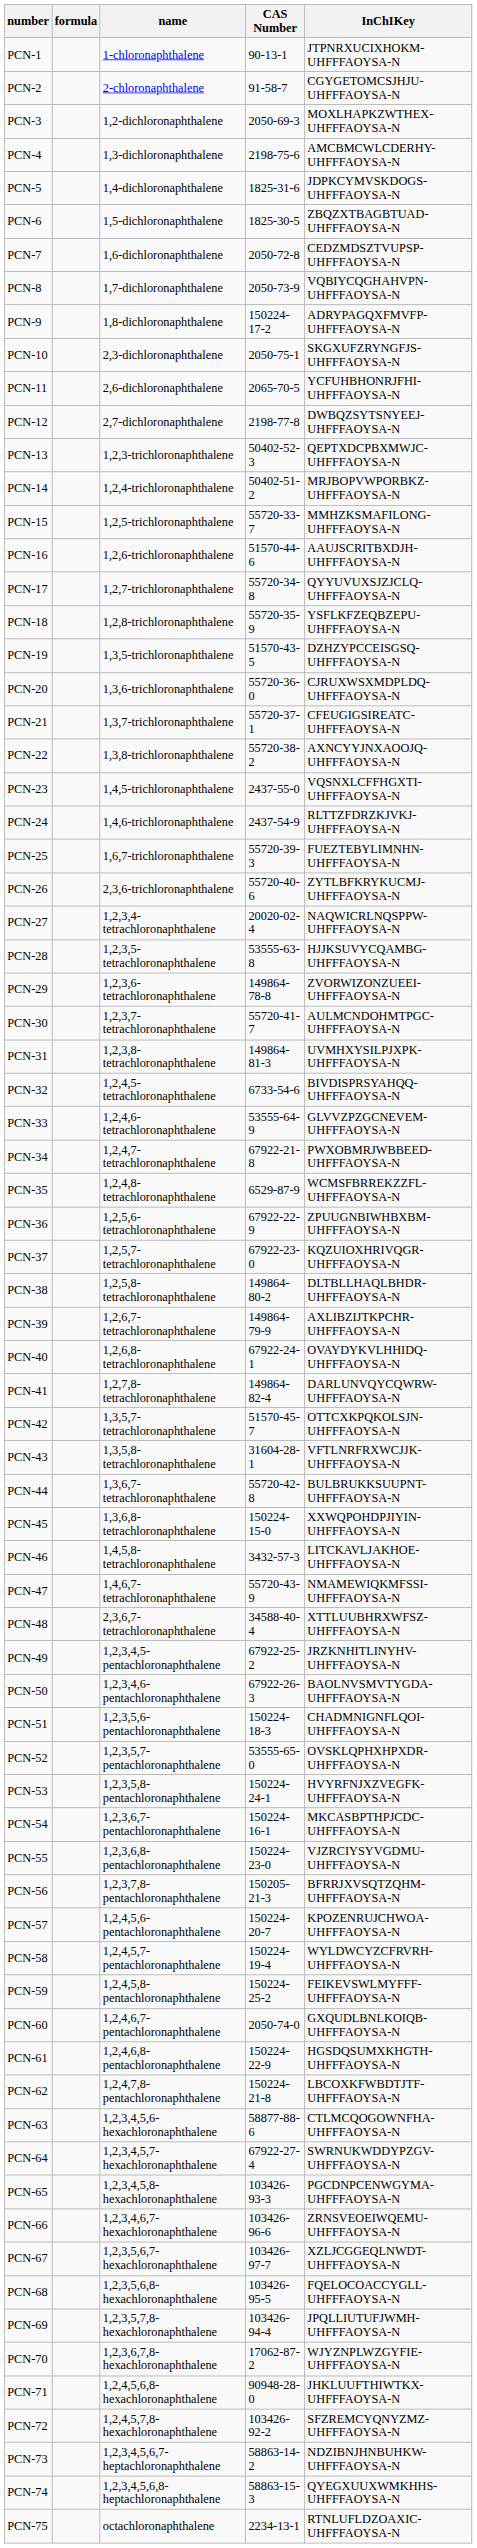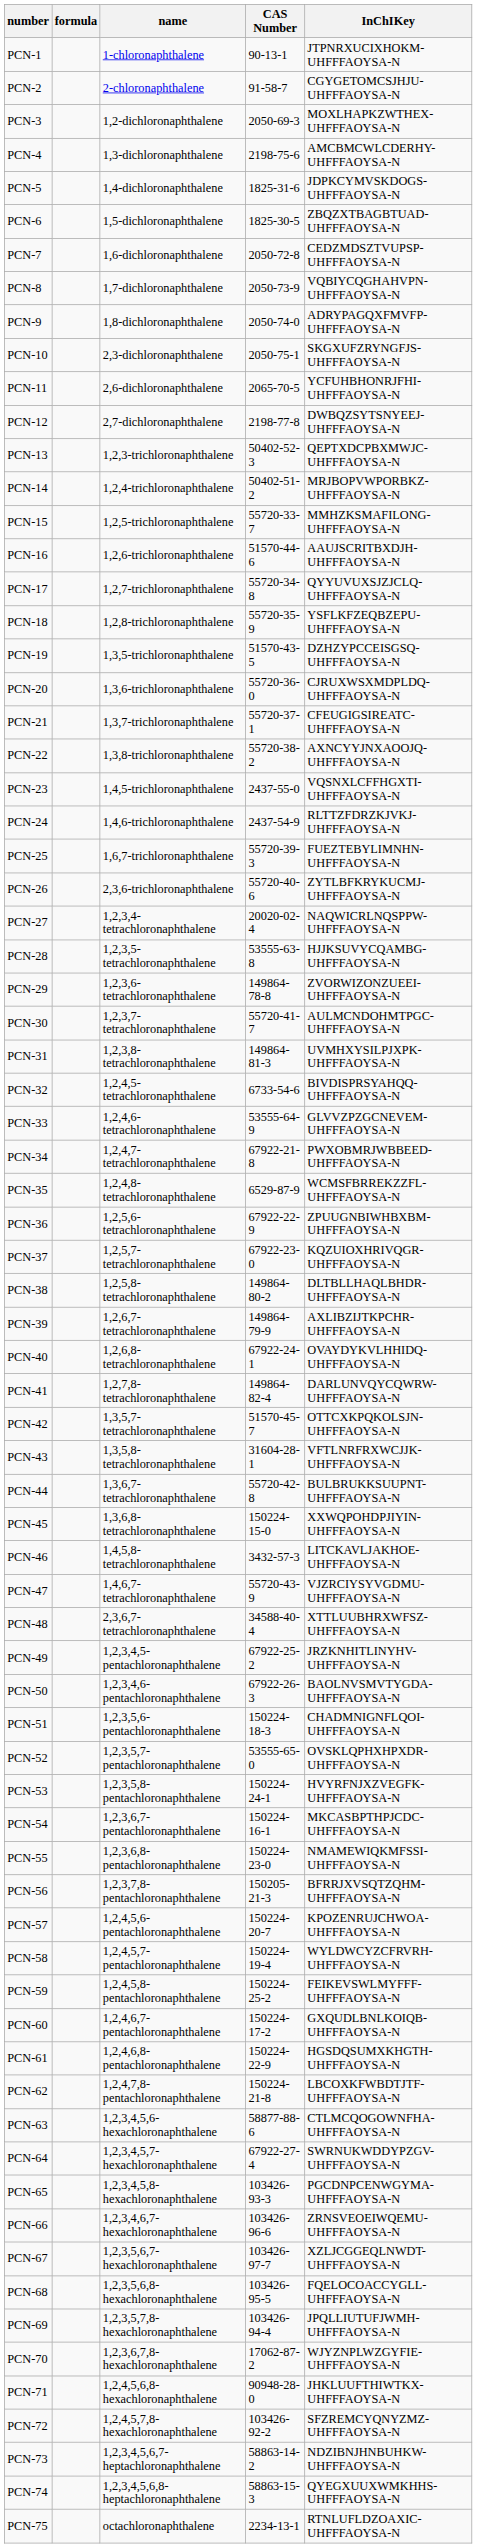(269, 321) 150224-17-2 -> (274, 321) 2050-74-0
(368, 1590) NMAMEWIQKMFSSI-UHFFFAOYSA-N -> (366, 1590) VJZRCIYSYVGDMU-UHFFFAOYSA-N
(366, 1858) VJZRCIYSYVGDMU-UHFFFAOYSA-N -> (368, 1858) NMAMEWIQKMFSSI-UHFFFAOYSA-N
(274, 2025) 2050-74-0 -> (269, 2025) 150224-17-2
